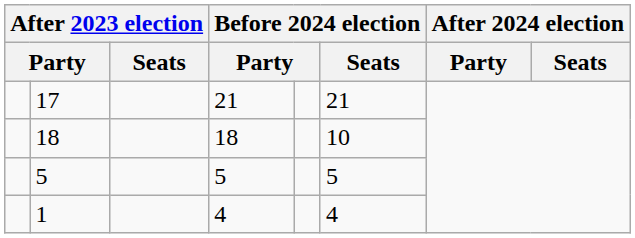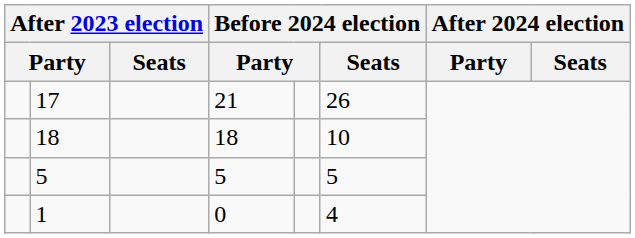(338, 99) 21 -> (338, 99) 26
(220, 213) 4 -> (220, 213) 0
